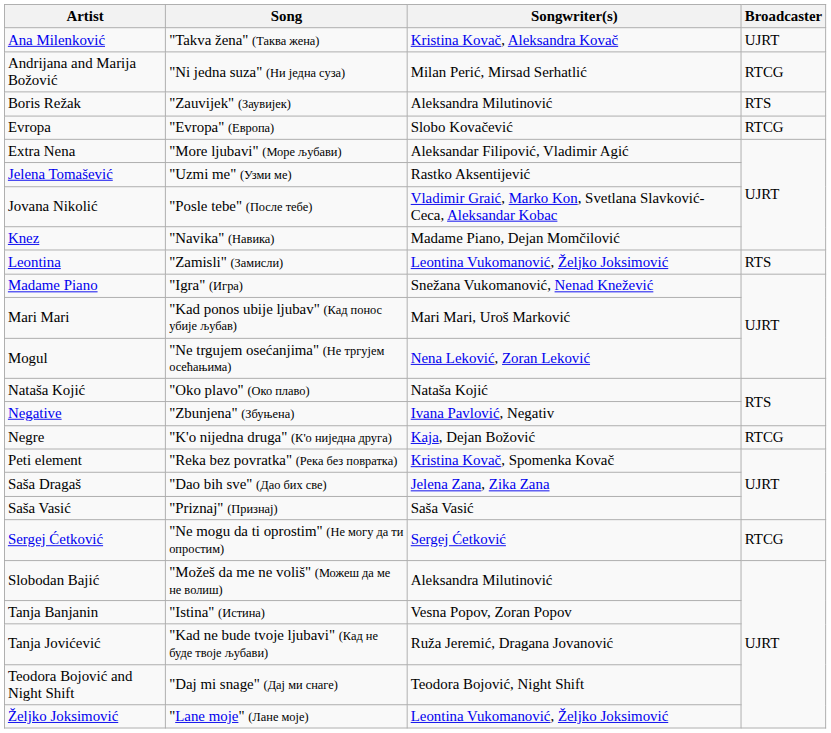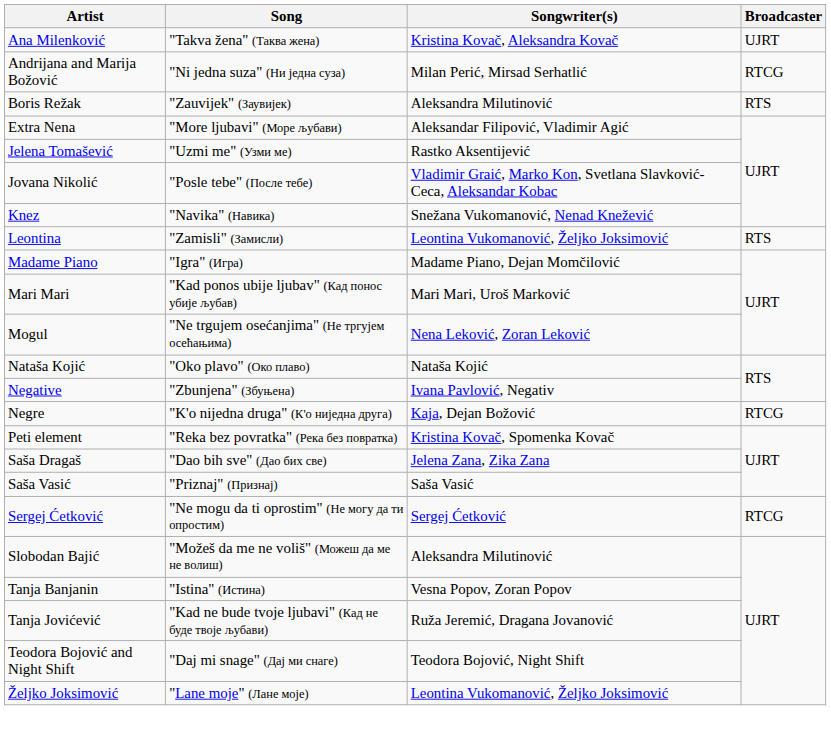- row: (29, 127)
(515, 238) Madame Piano, Dejan Momčilović -> (532, 214) Snežana Vukomanović, Nenad Knežević
(532, 285) Snežana Vukomanović, Nenad Knežević -> (515, 262) Madame Piano, Dejan Momčilović
